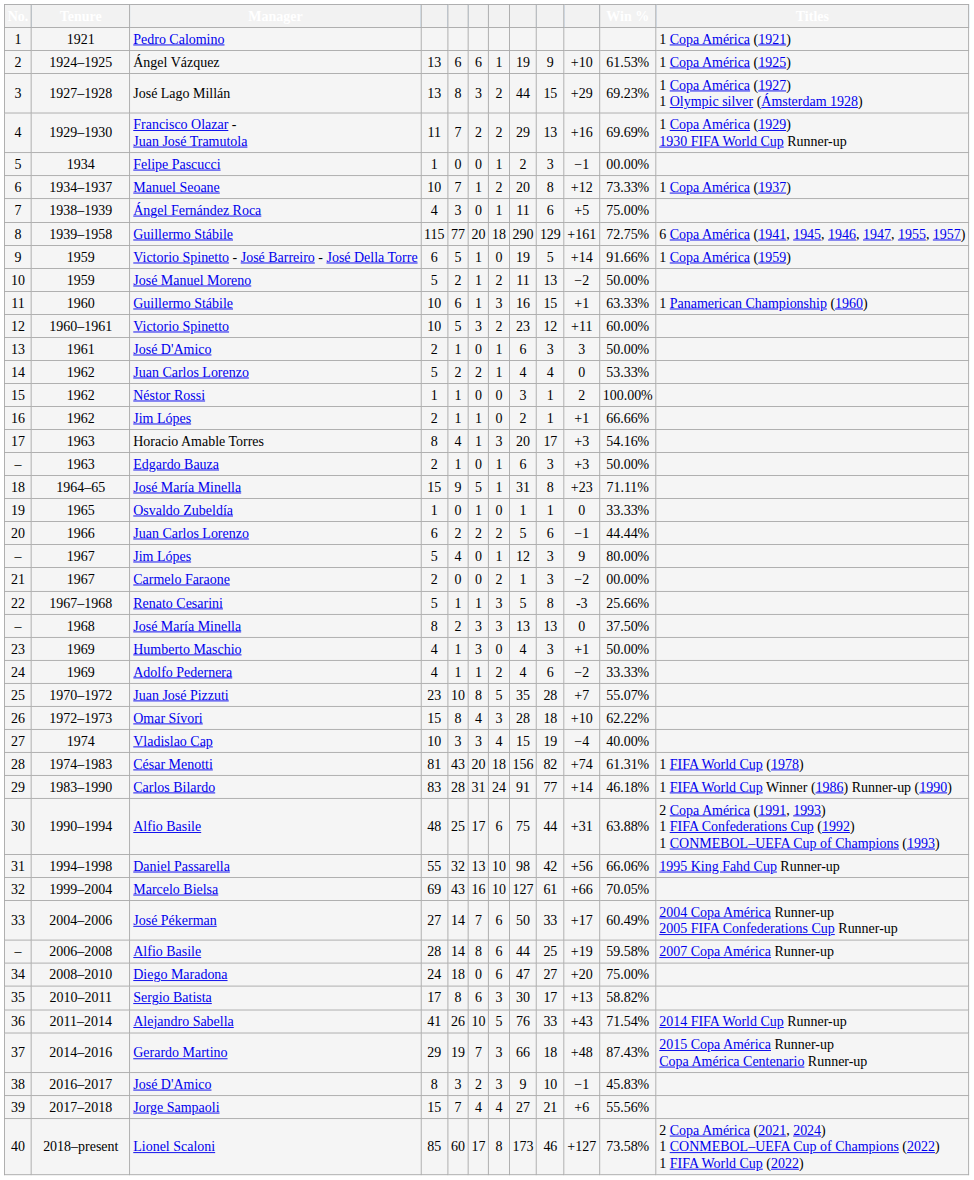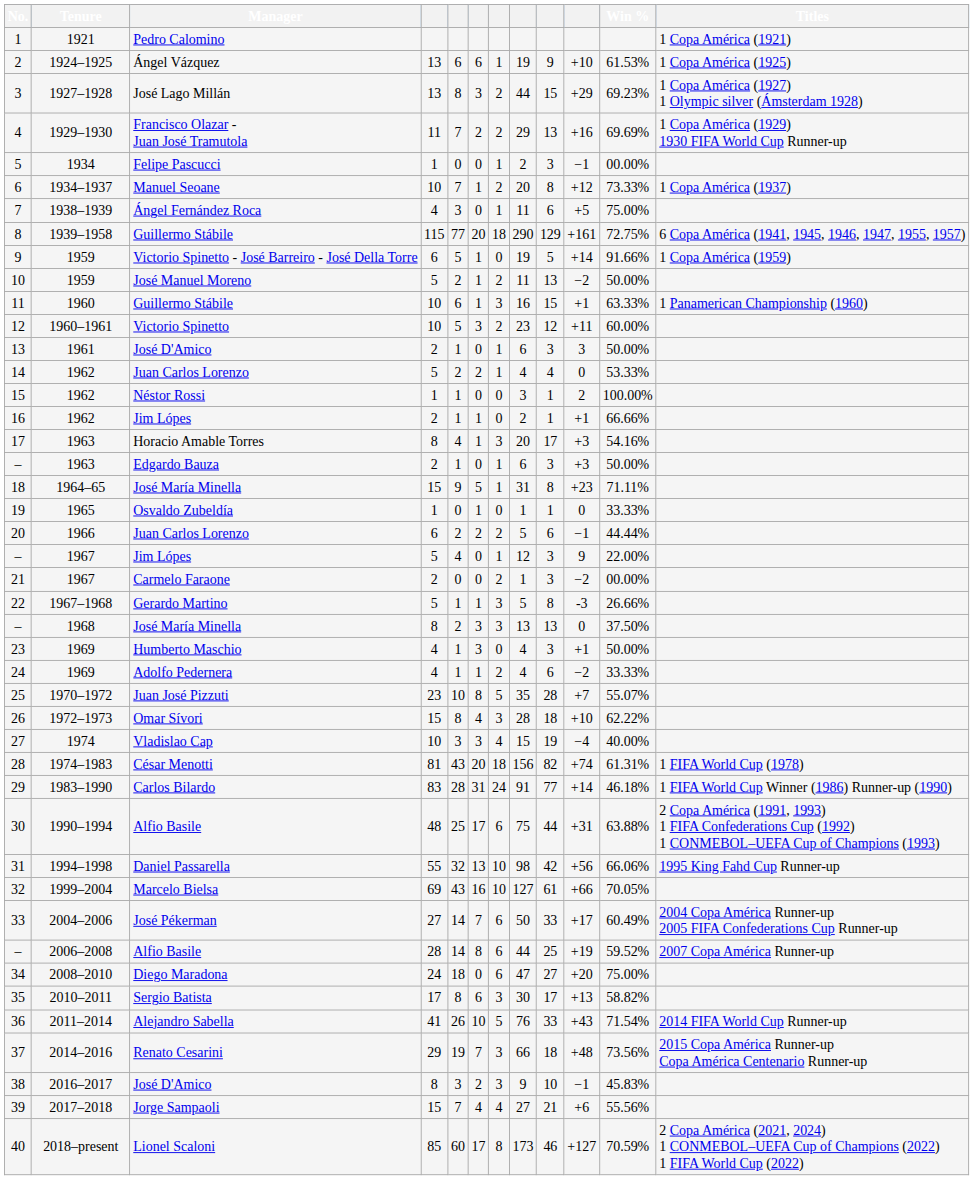(628, 556) 80.00% -> (628, 556) 22.00%
(178, 602) Renato Cesarini -> (180, 602) Gerardo Martino
(628, 602) 25.66% -> (628, 602) 26.66%
(628, 952) 59.58% -> (628, 952) 59.52%
(180, 1052) Gerardo Martino -> (178, 1052) Renato Cesarini
(628, 1052) 87.43% -> (628, 1052) 73.56%
(628, 1146) 73.58% -> (628, 1146) 70.59%
